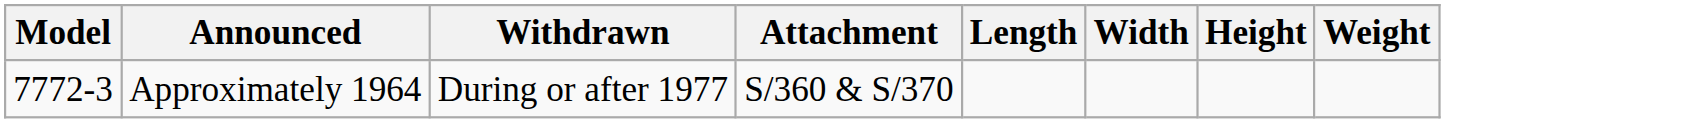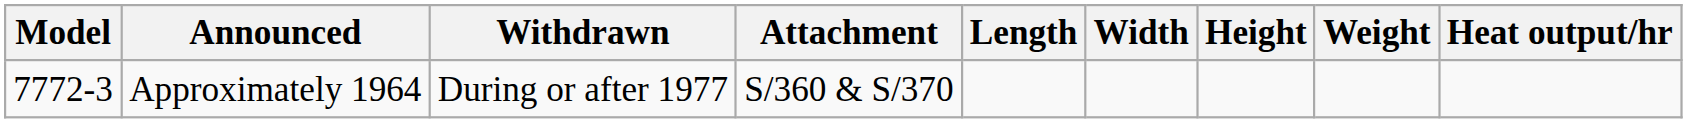+ column: (1560, 32)
